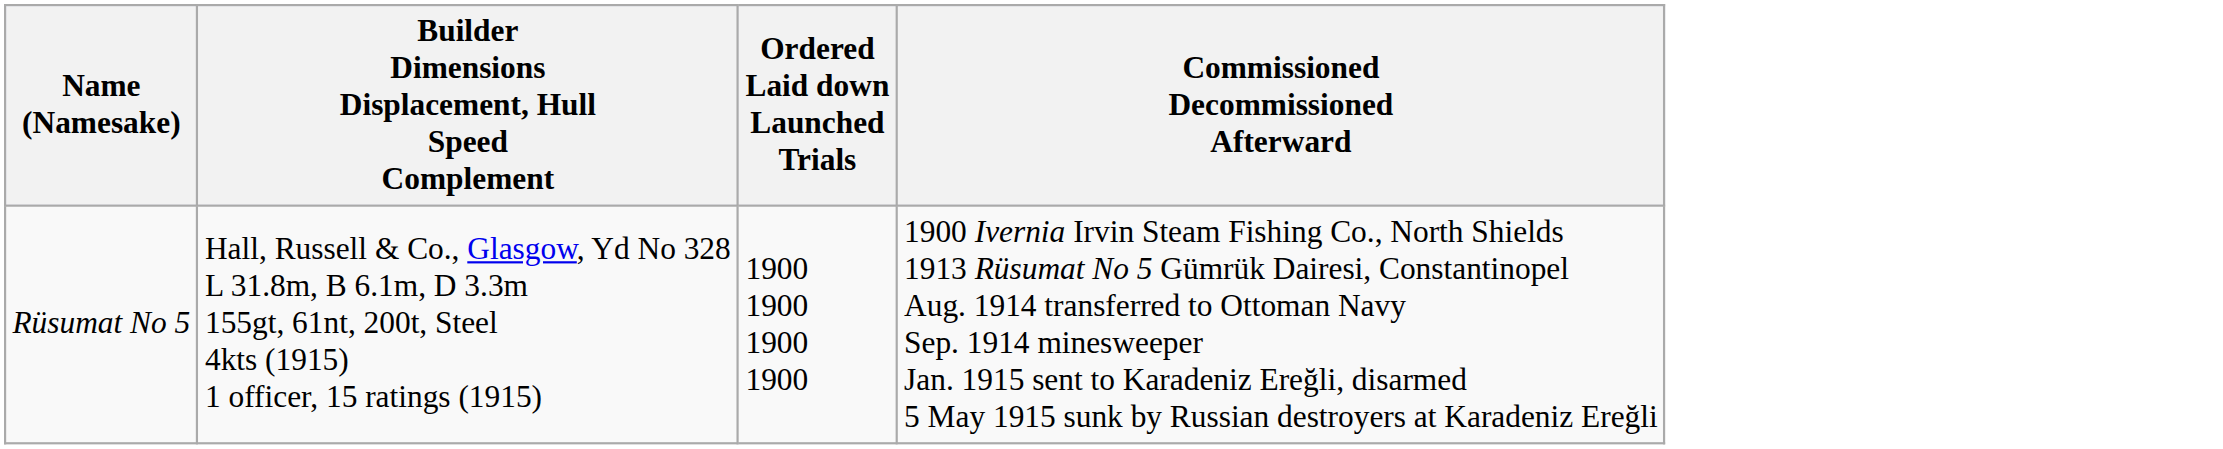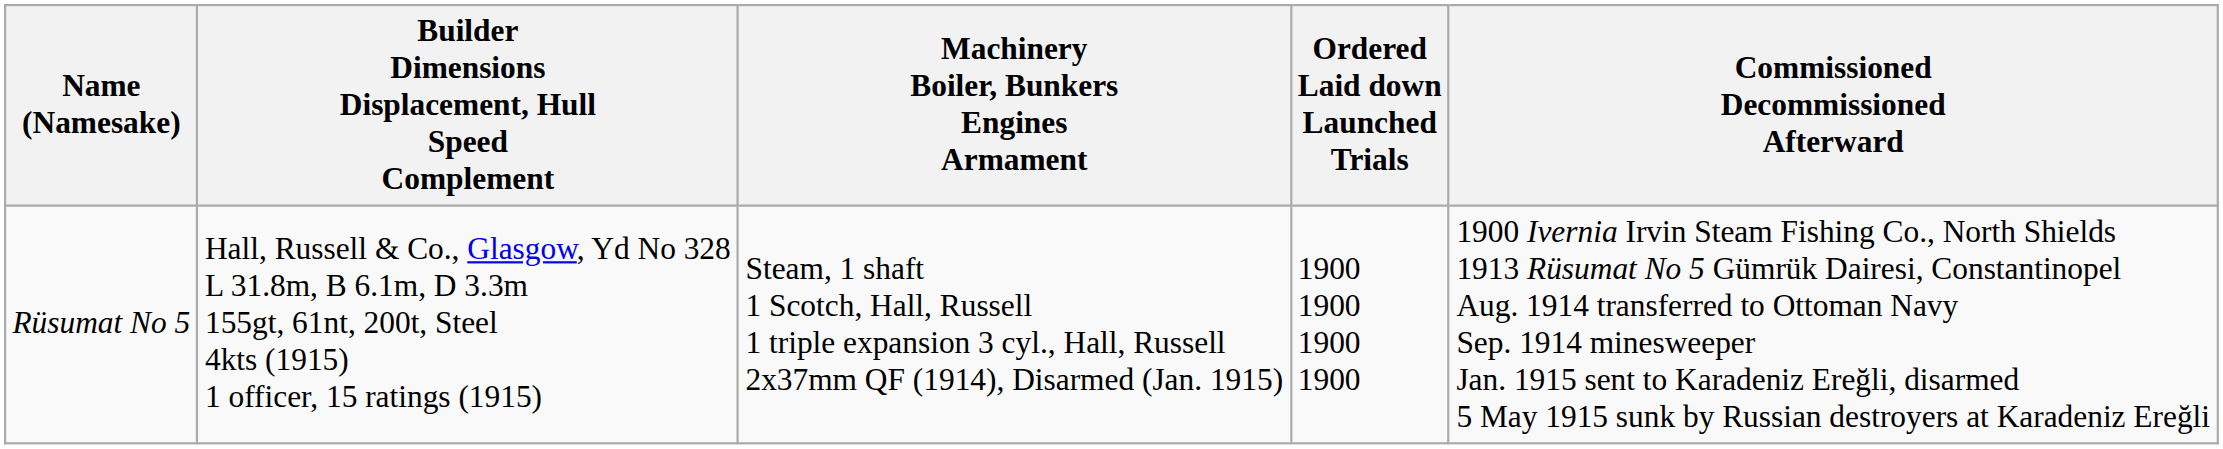+ column: (1014, 104)
